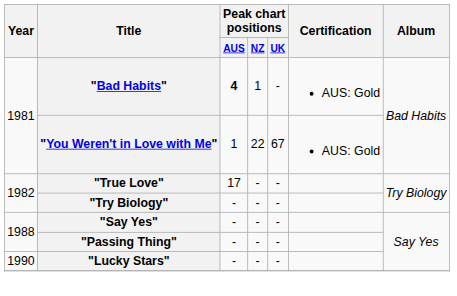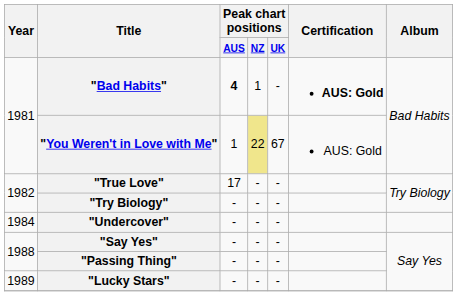(336, 93) normal -> (337, 93) bold
(258, 144) no background -> (258, 144) khaki background
+ row: (129, 222)
(21, 261) 1990 -> (21, 280) 1989
